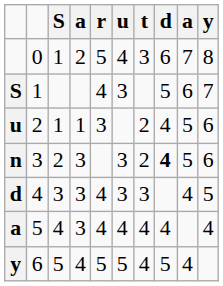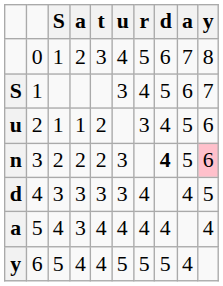columns swapped: (144, 21) <-> (101, 21)
(80, 159) 3 -> (80, 159) 2
(208, 159) no background -> (208, 159) pink background
